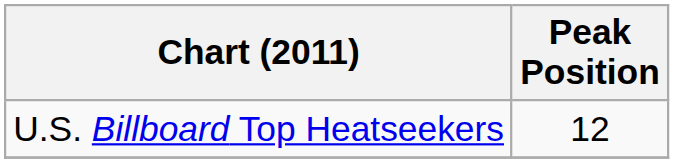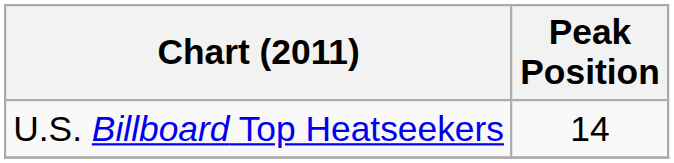(590, 128) 12 -> (590, 128) 14
